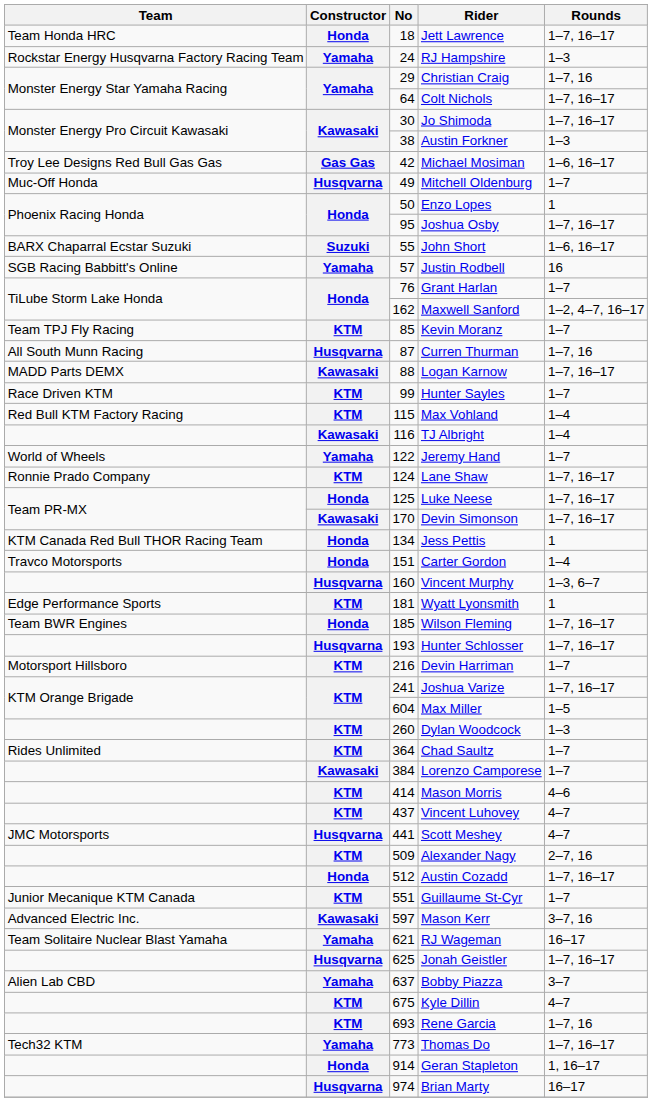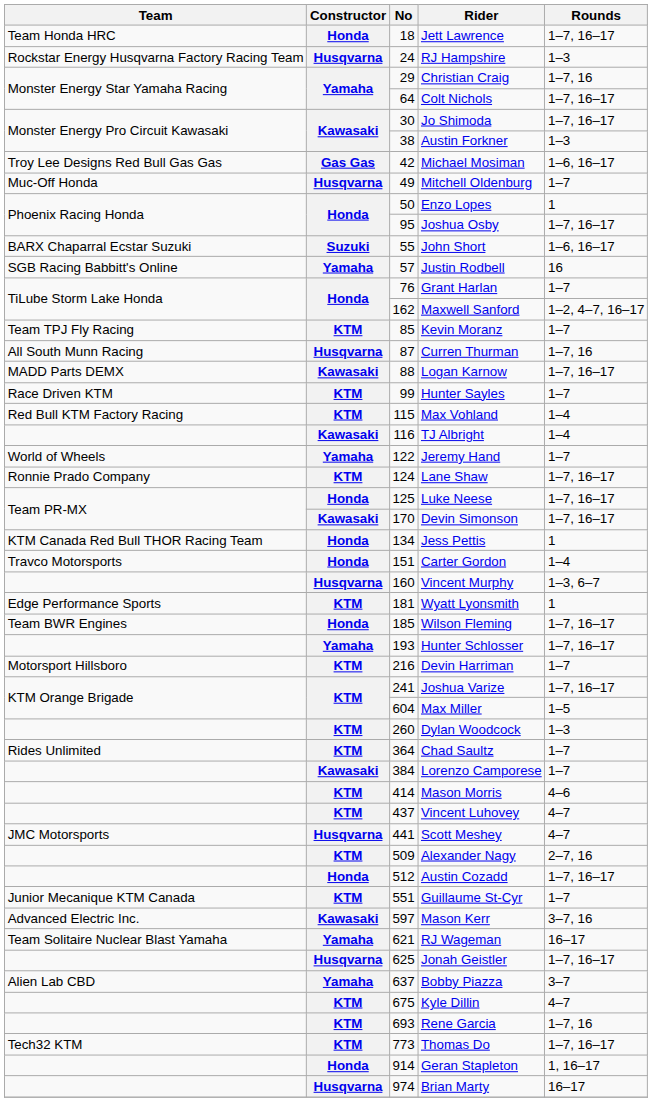(348, 57) Yamaha -> (348, 57) Husqvarna
(348, 645) Husqvarna -> (348, 645) Yamaha
(348, 1044) Yamaha -> (348, 1044) KTM
